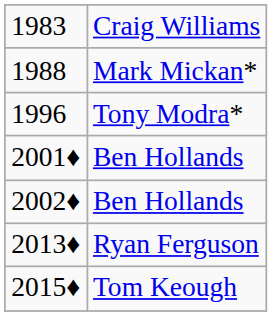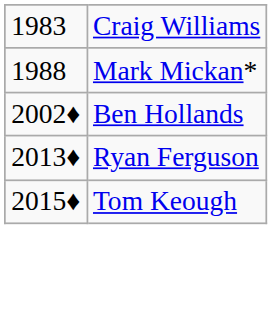- row: (39, 113)
- row: (46, 157)
